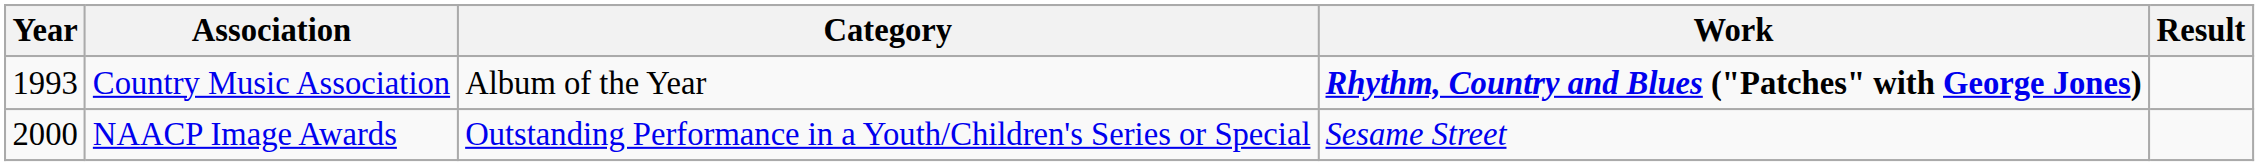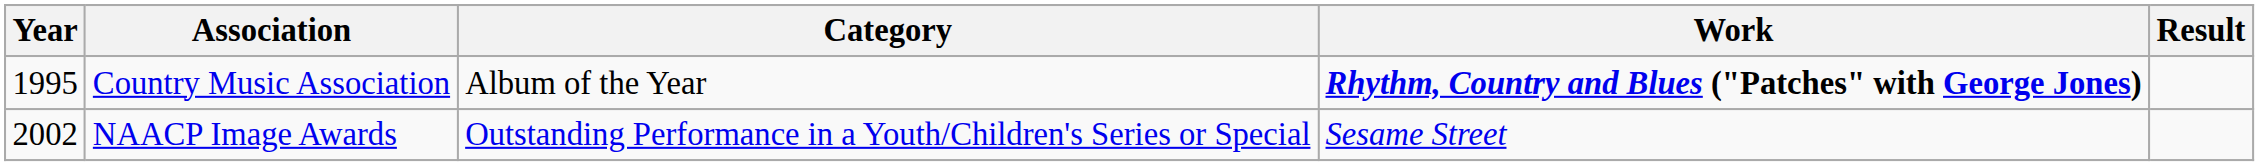(45, 82) 1993 -> (45, 82) 1995
(45, 133) 2000 -> (45, 133) 2002
